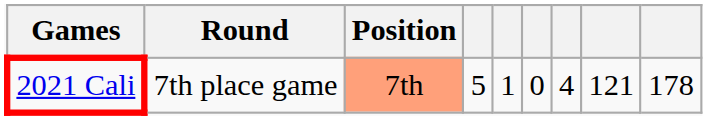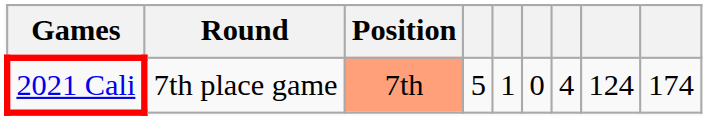(611, 84) 121 -> (611, 84) 124
(671, 84) 178 -> (671, 84) 174
